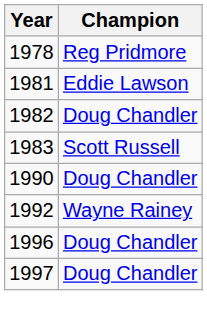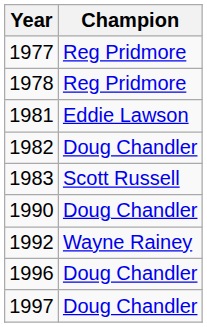+ row: (31, 52)
